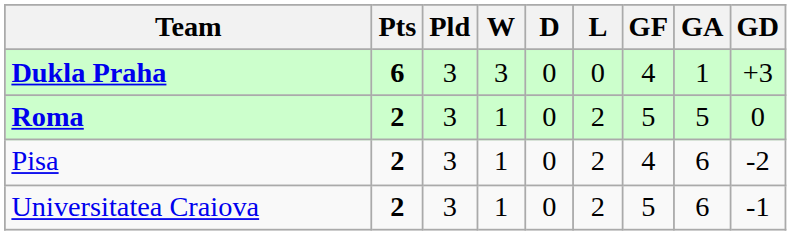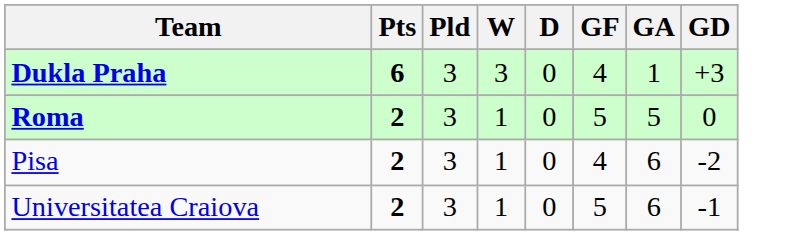- column: (598, 26)
